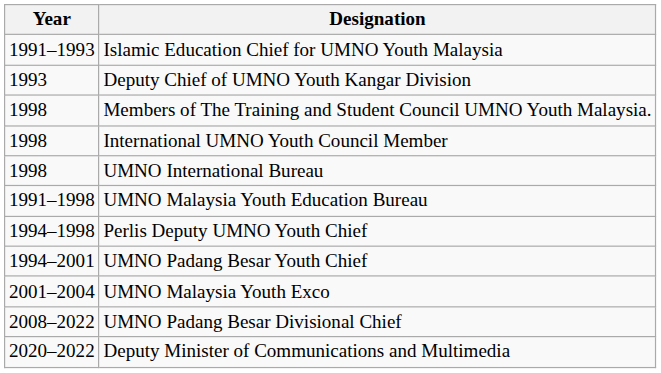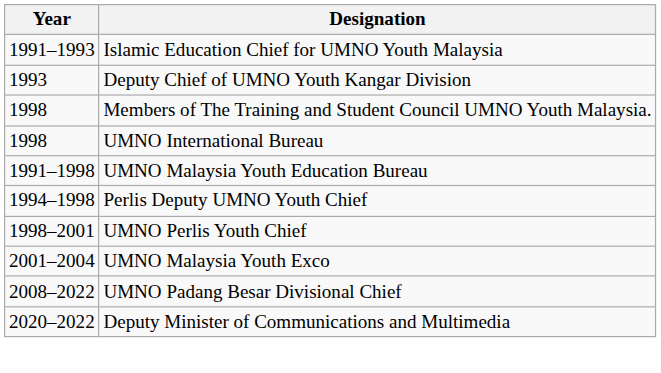- row: (276, 140)
- row: (235, 261)
+ row: (205, 230)
